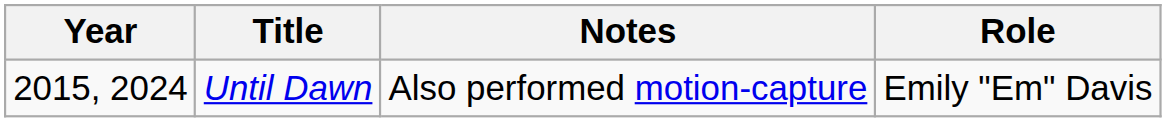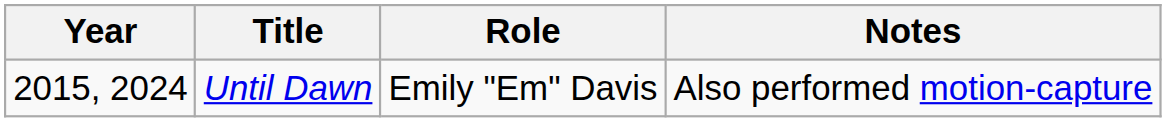columns swapped: (1018, 32) <-> (628, 32)
